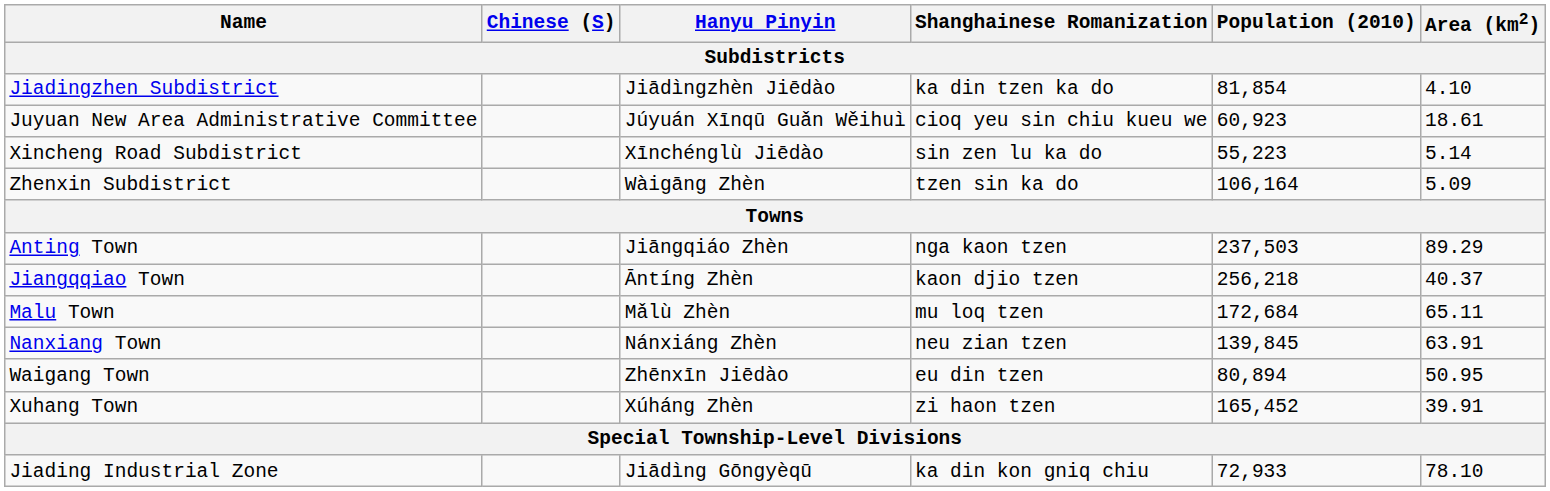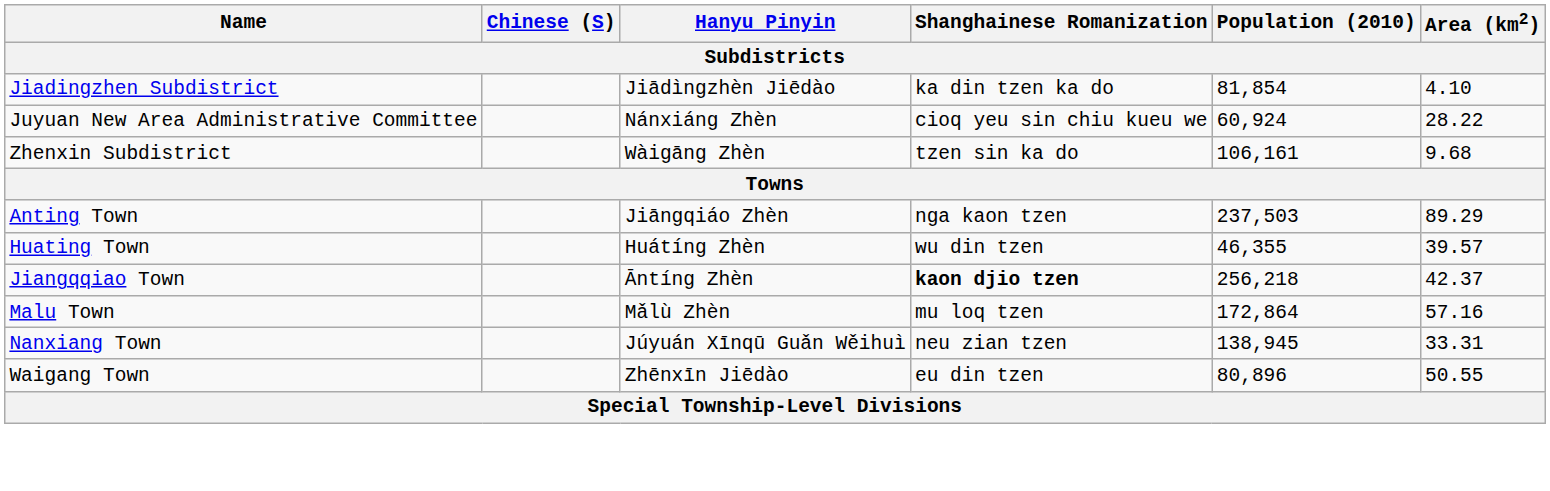(765, 121) Júyuán Xīnqū Guǎn Wěihuì -> (701, 121) Nánxiáng Zhèn
(1252, 121) 60,923 -> (1252, 121) 60,924
(1454, 121) 18.61 -> (1454, 121) 28.22
- row: (156, 153)
(1258, 185) 106,164 -> (1258, 153) 106,161
(1448, 185) 5.09 -> (1448, 153) 9.68
+ row: (80, 248)
(997, 280) normal -> (997, 280) bold
(1454, 280) 40.37 -> (1454, 280) 42.37
(1258, 312) 172,684 -> (1258, 312) 172,864
(1454, 312) 65.11 -> (1454, 312) 57.16
(701, 343) Nánxiáng Zhèn -> (765, 343) Júyuán Xīnqū Guǎn Wěihuì
(1258, 343) 139,845 -> (1258, 343) 138,945
(1454, 343) 63.91 -> (1454, 343) 33.31
(1252, 375) 80,894 -> (1252, 375) 80,896
(1454, 375) 50.95 -> (1454, 375) 50.55
- row: (74, 407)
- row: (144, 471)
